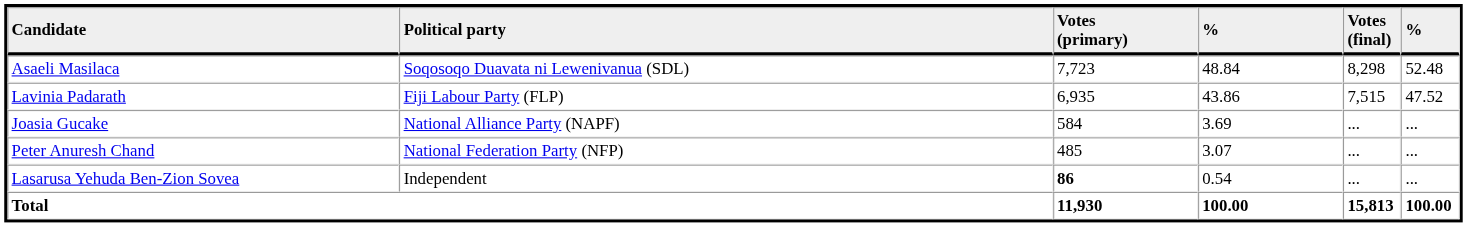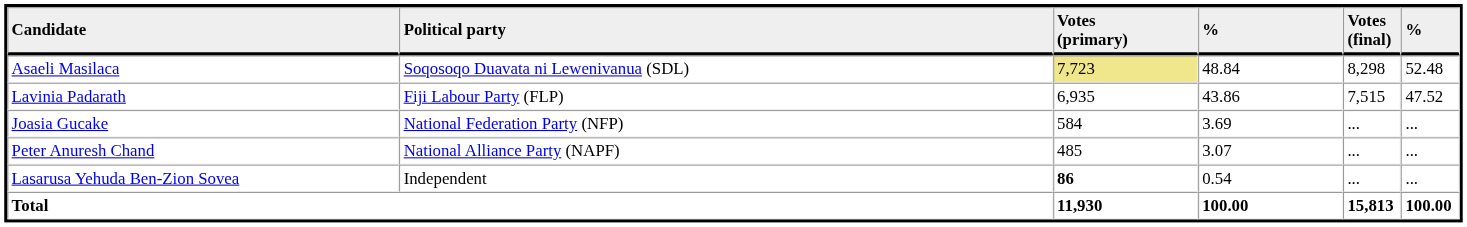(1076, 69) no background -> (1076, 69) khaki background
(512, 123) National Alliance Party (NAPF) -> (514, 123) National Federation Party (NFP)
(514, 150) National Federation Party (NFP) -> (512, 150) National Alliance Party (NAPF)
